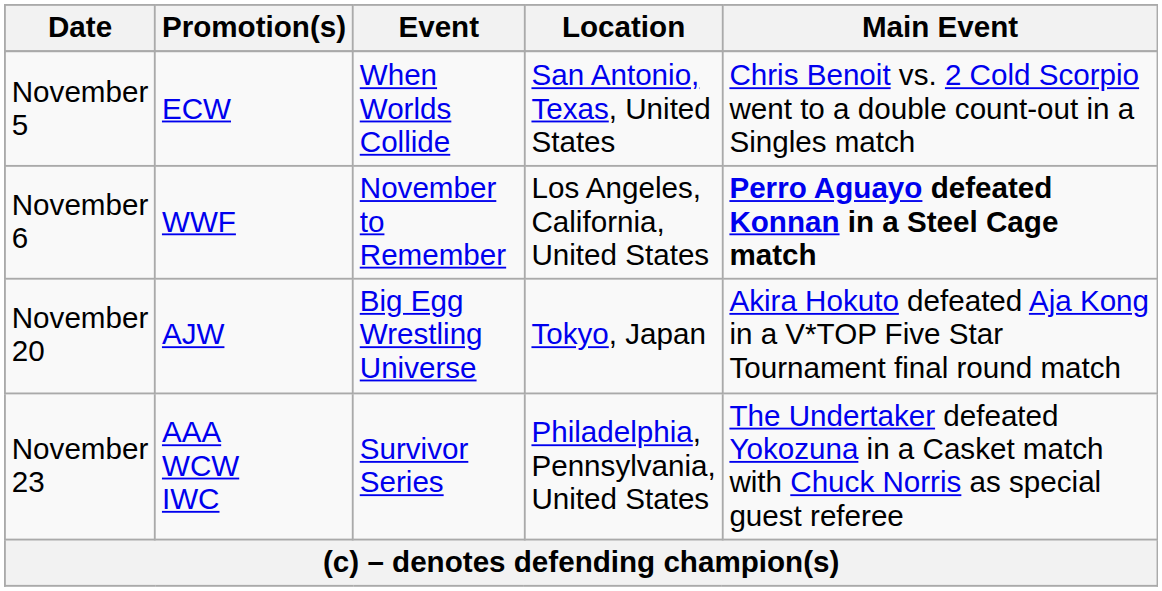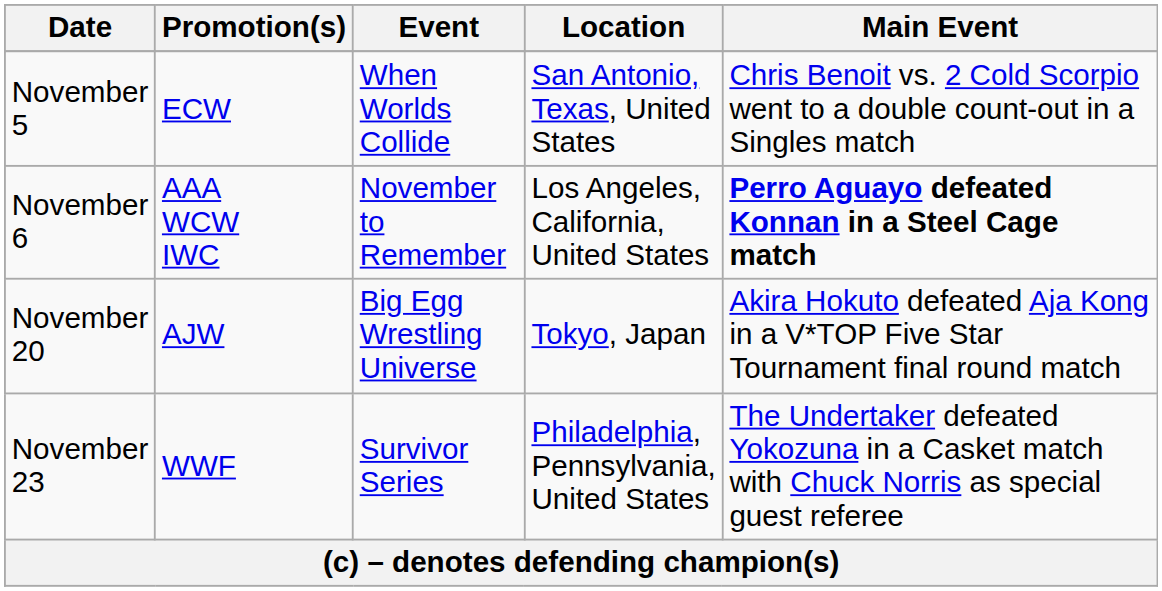(199, 221) WWF -> (201, 221) AAA WCW IWC
(201, 465) AAA WCW IWC -> (199, 465) WWF
